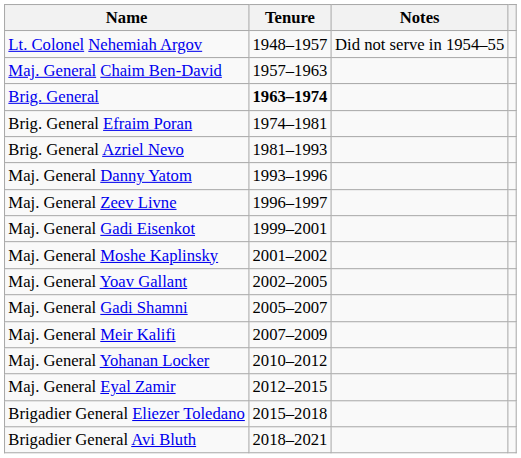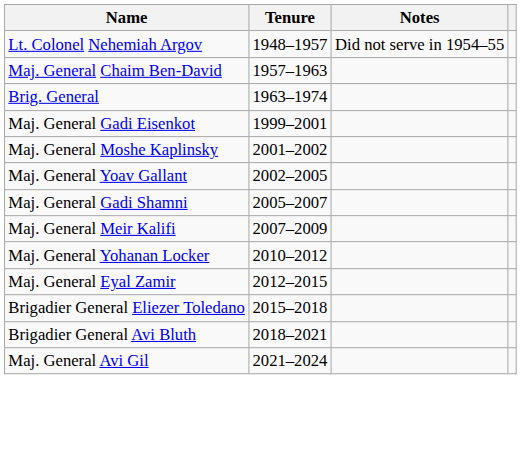(290, 96) bold -> (290, 96) normal
- row: (100, 123)
- row: (96, 149)
- row: (100, 176)
- row: (92, 202)
+ row: (78, 360)
